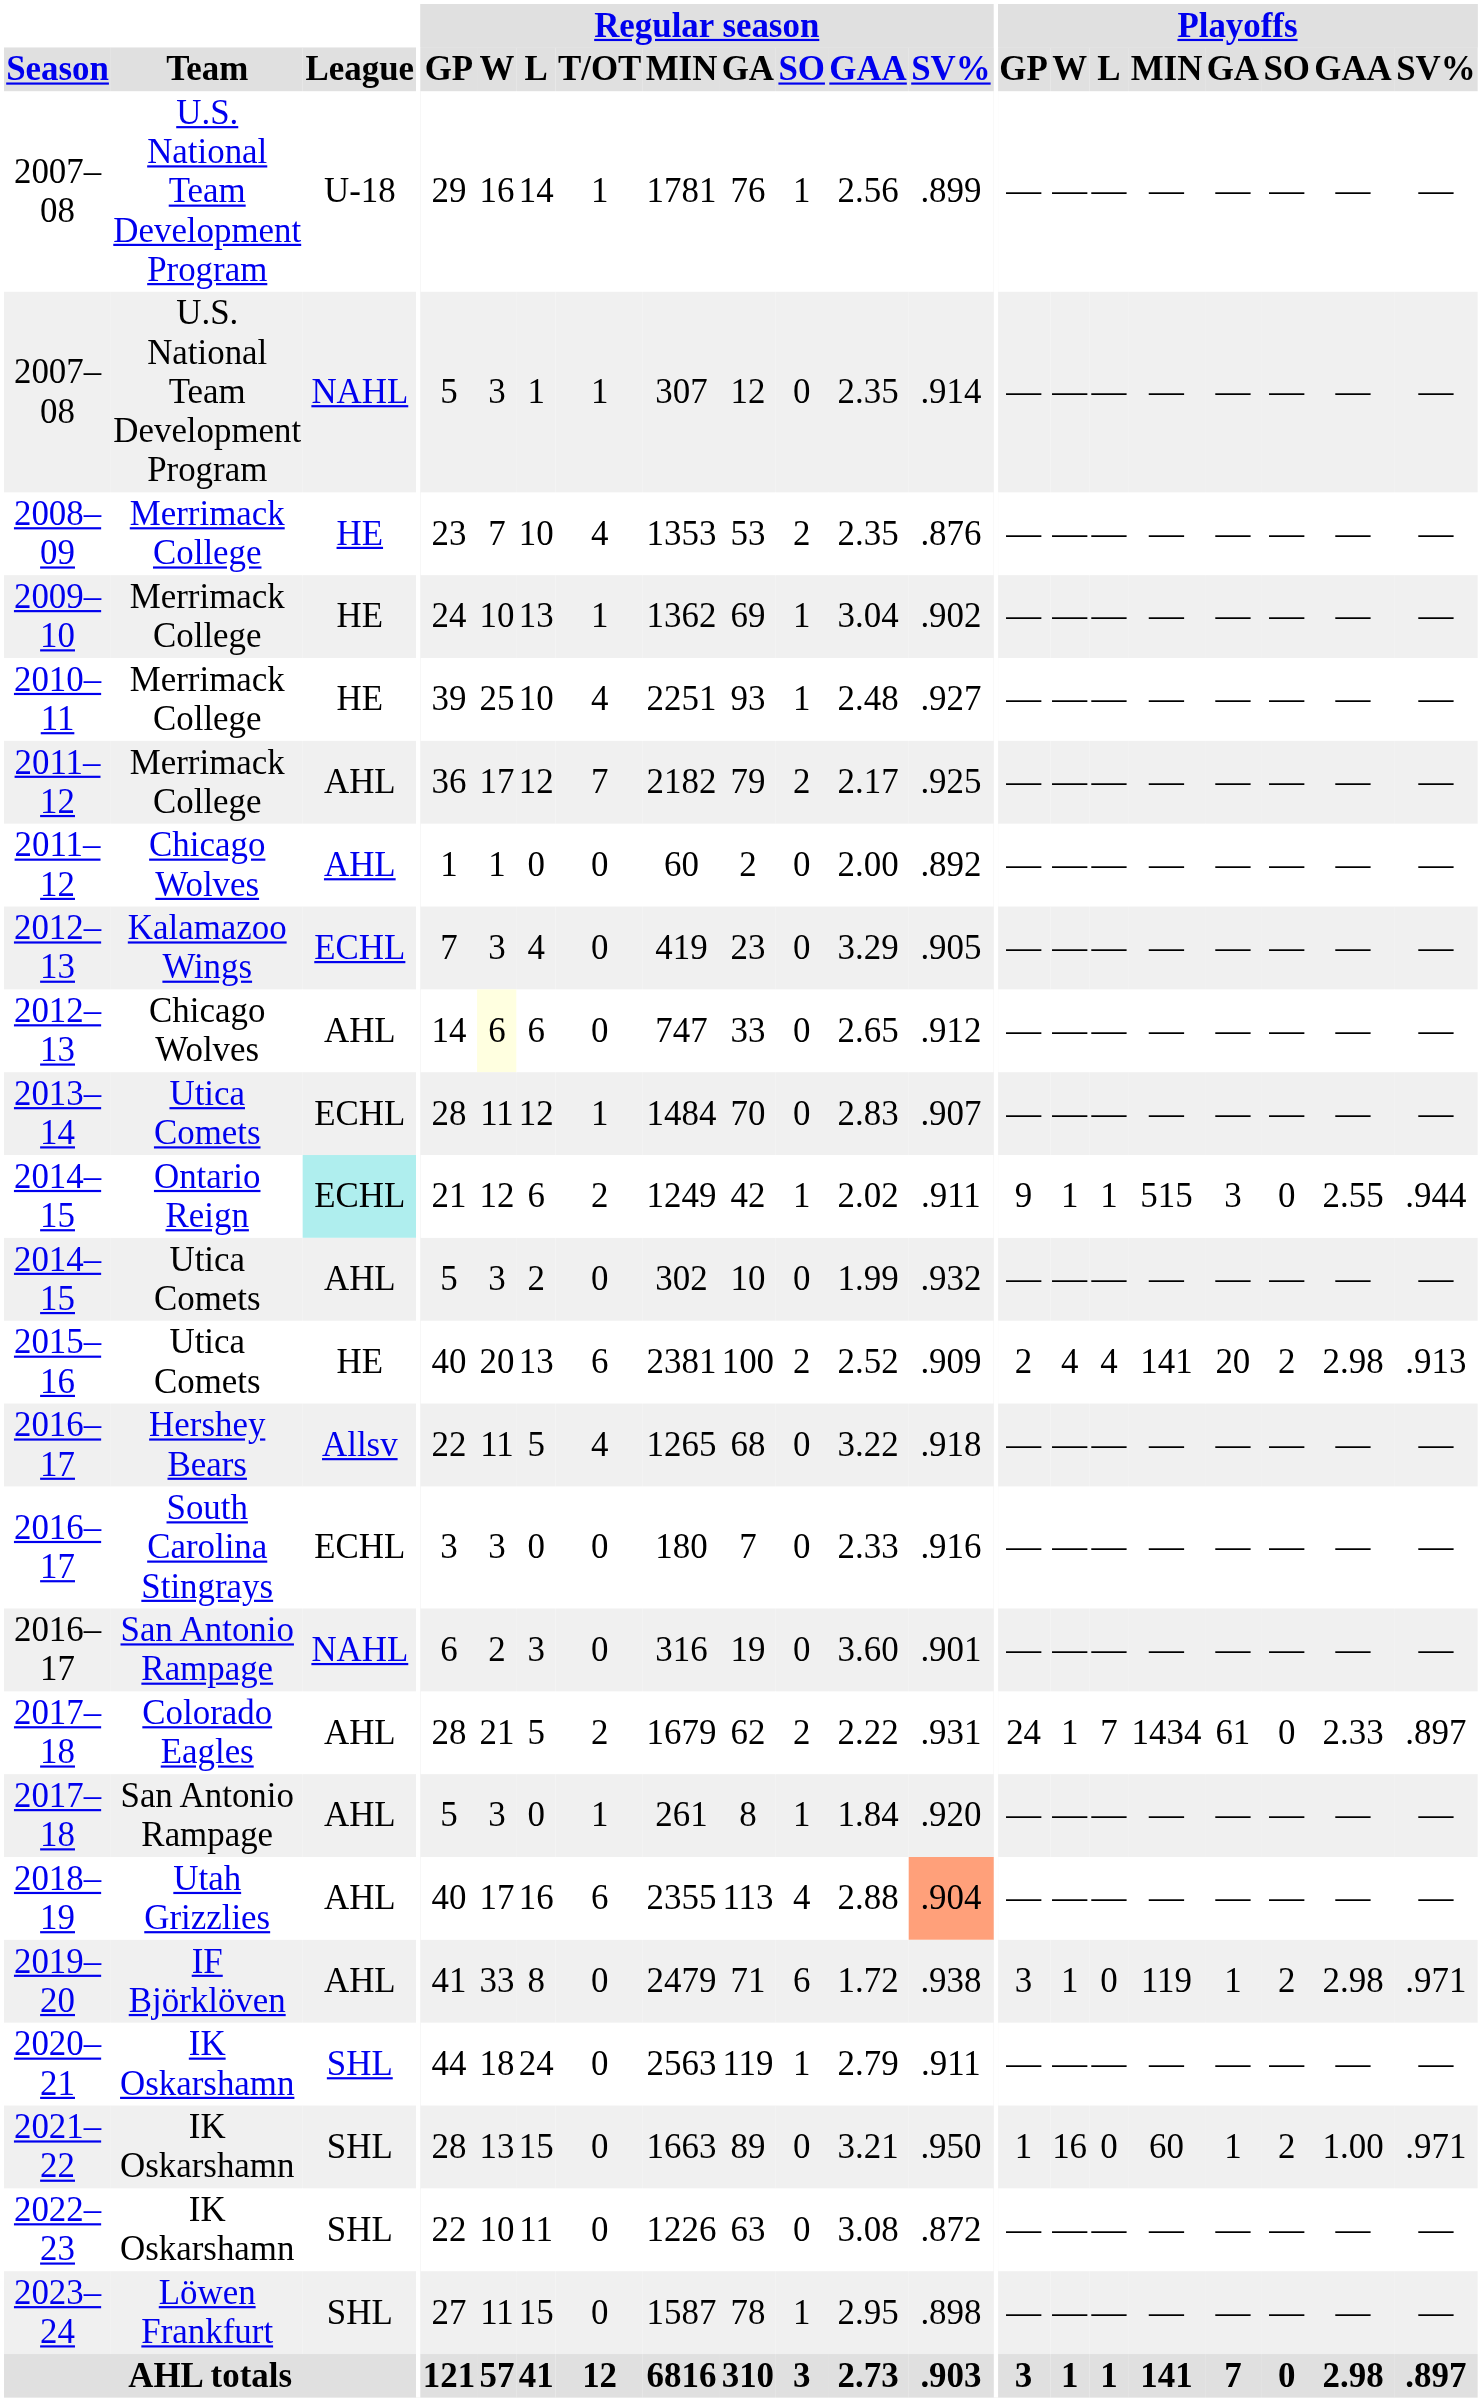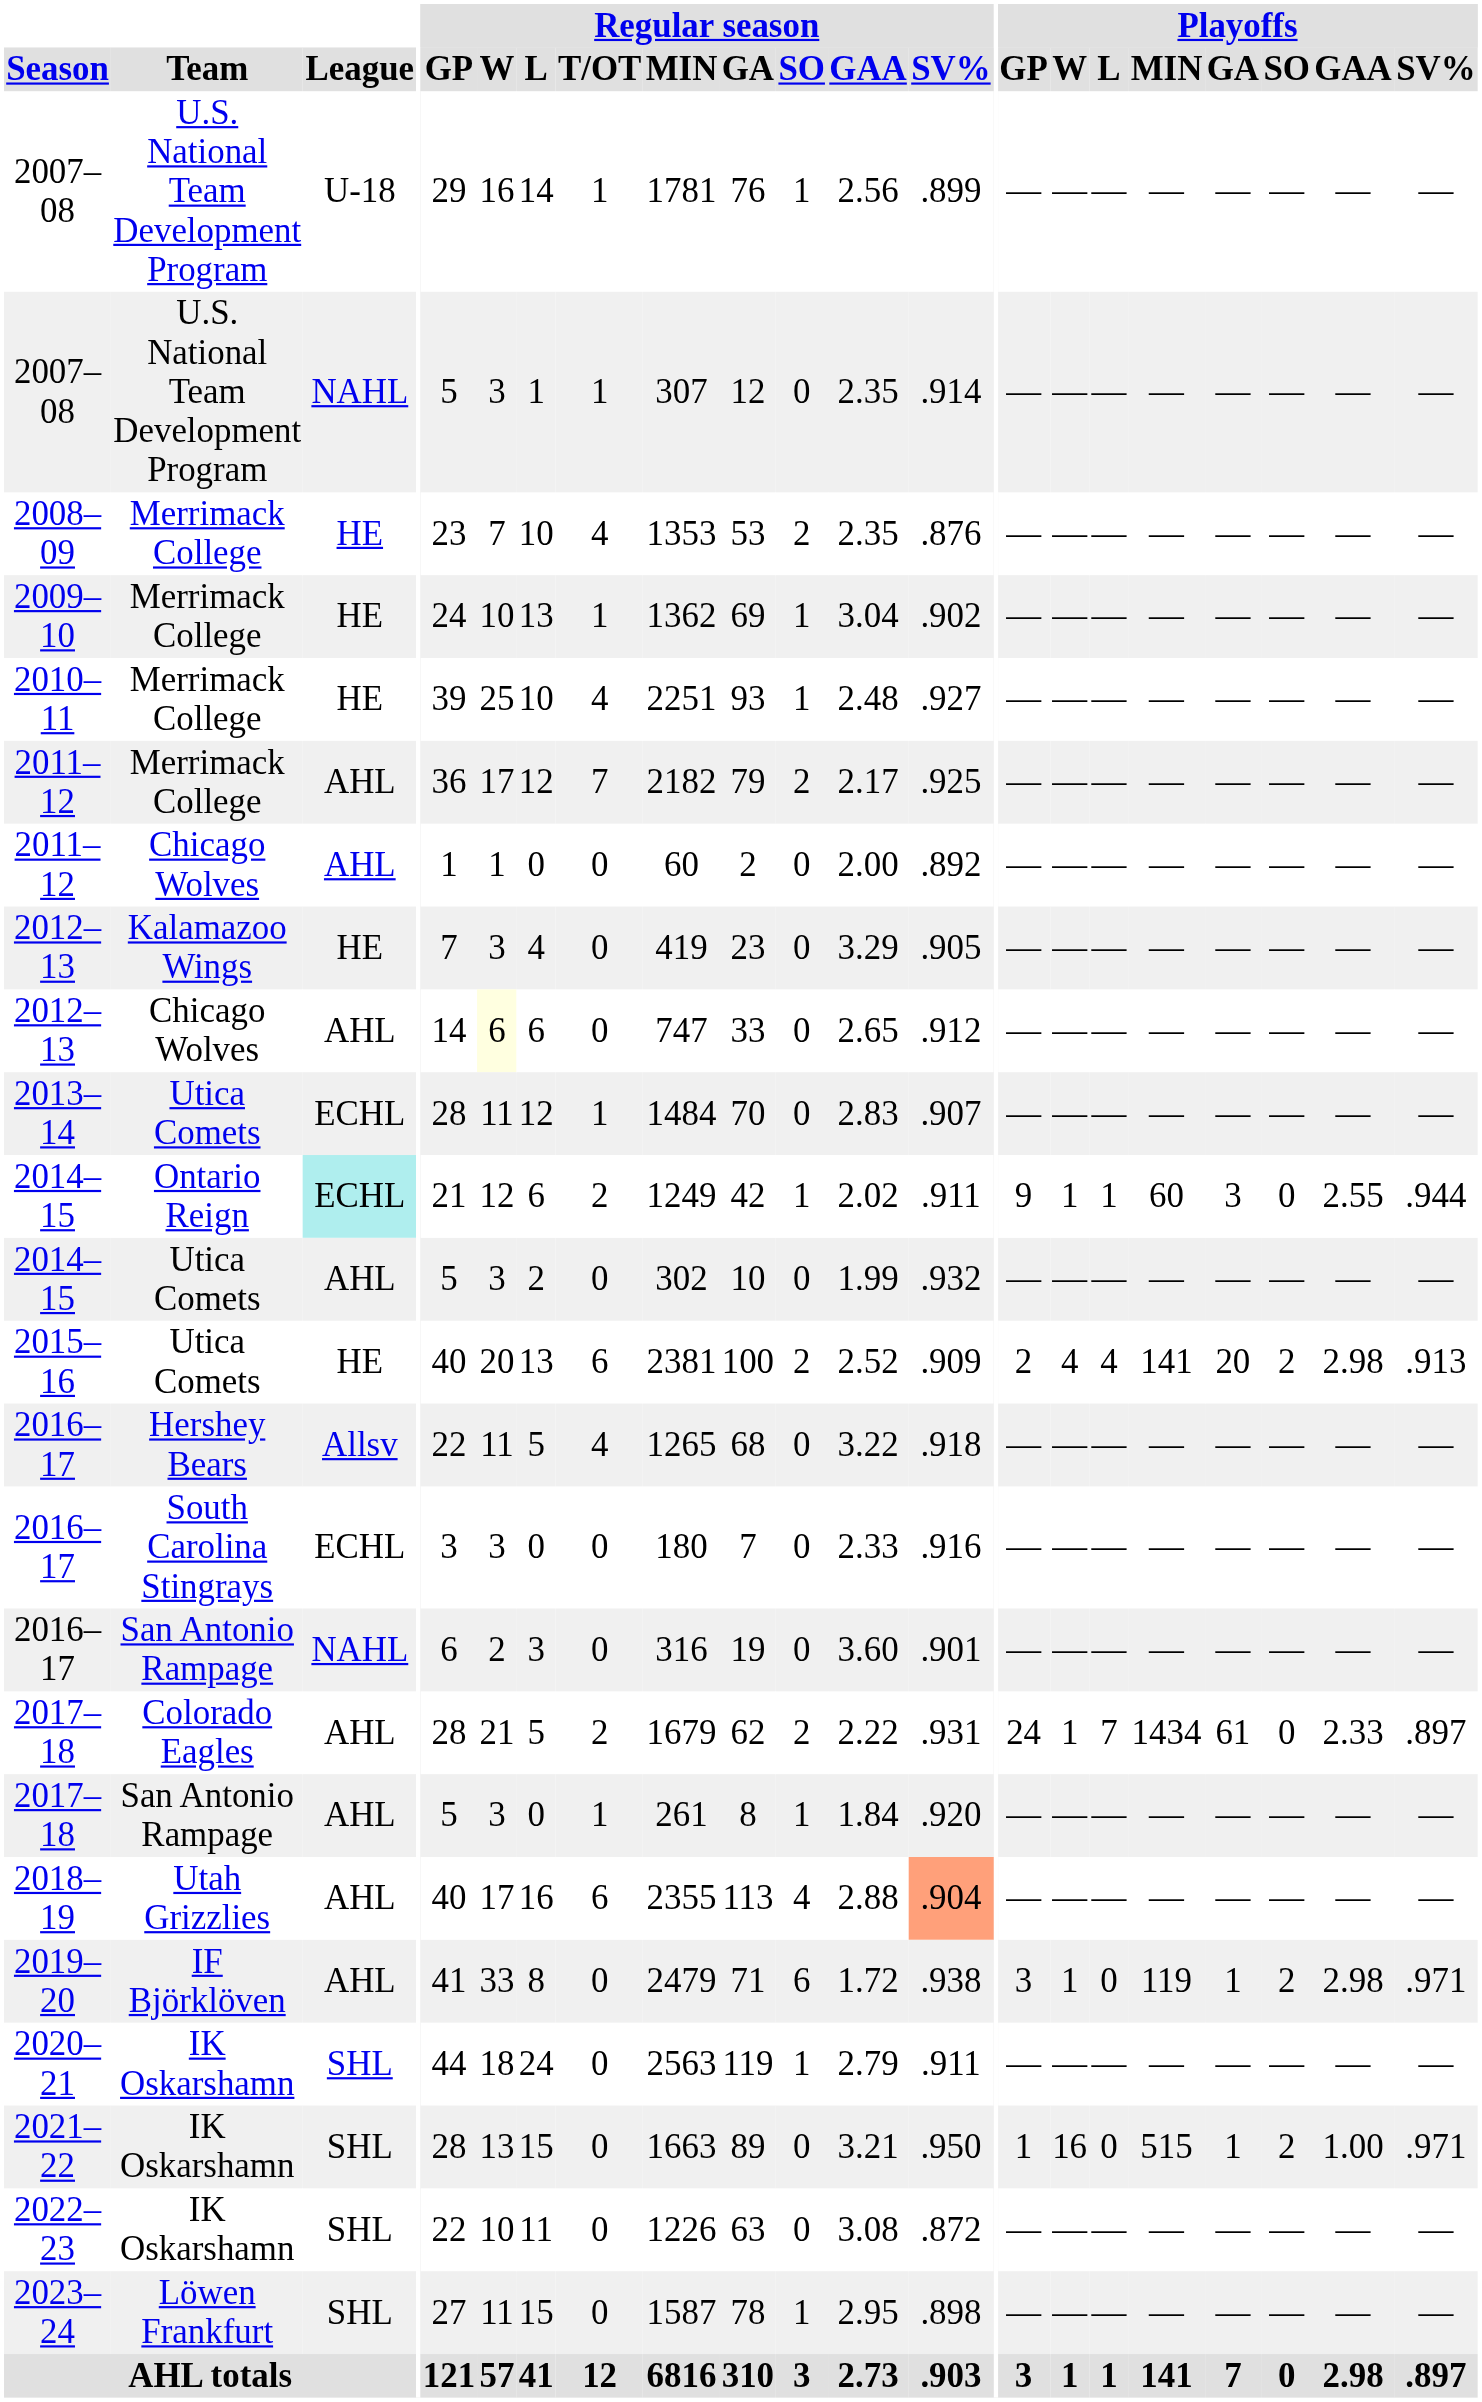(360, 947) ECHL -> (360, 947) HE
(1166, 1195) 515 -> (1166, 1195) 60
(1166, 2146) 60 -> (1166, 2146) 515
